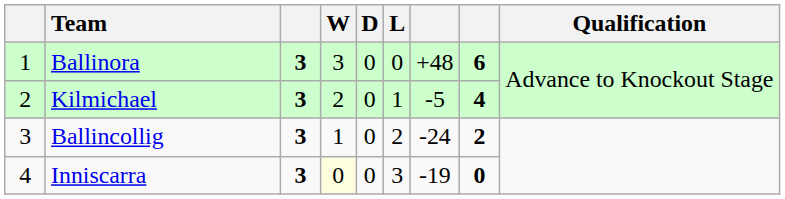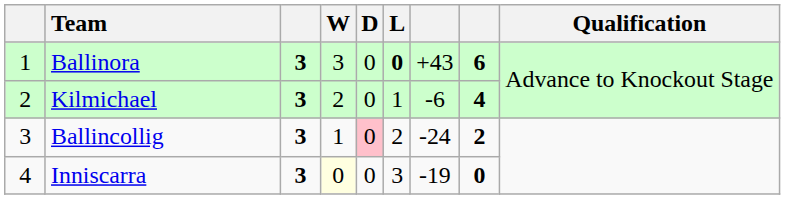(397, 61) normal -> (397, 61) bold
(435, 61) +48 -> (435, 61) +43
(435, 99) -5 -> (435, 99) -6
(370, 136) no background -> (370, 136) pink background
